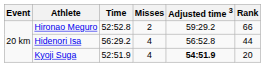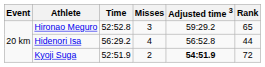(149, 28) 2 -> (149, 28) 3
(248, 28) 66 -> (248, 28) 65
(149, 56) 4 -> (149, 56) 2
(248, 56) 20 -> (248, 56) 72
